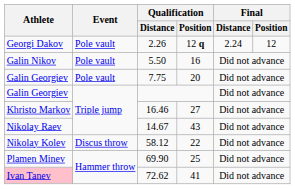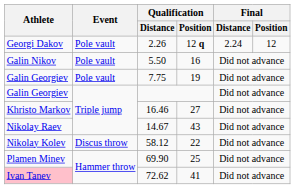(195, 77) 20 -> (195, 77) 19
